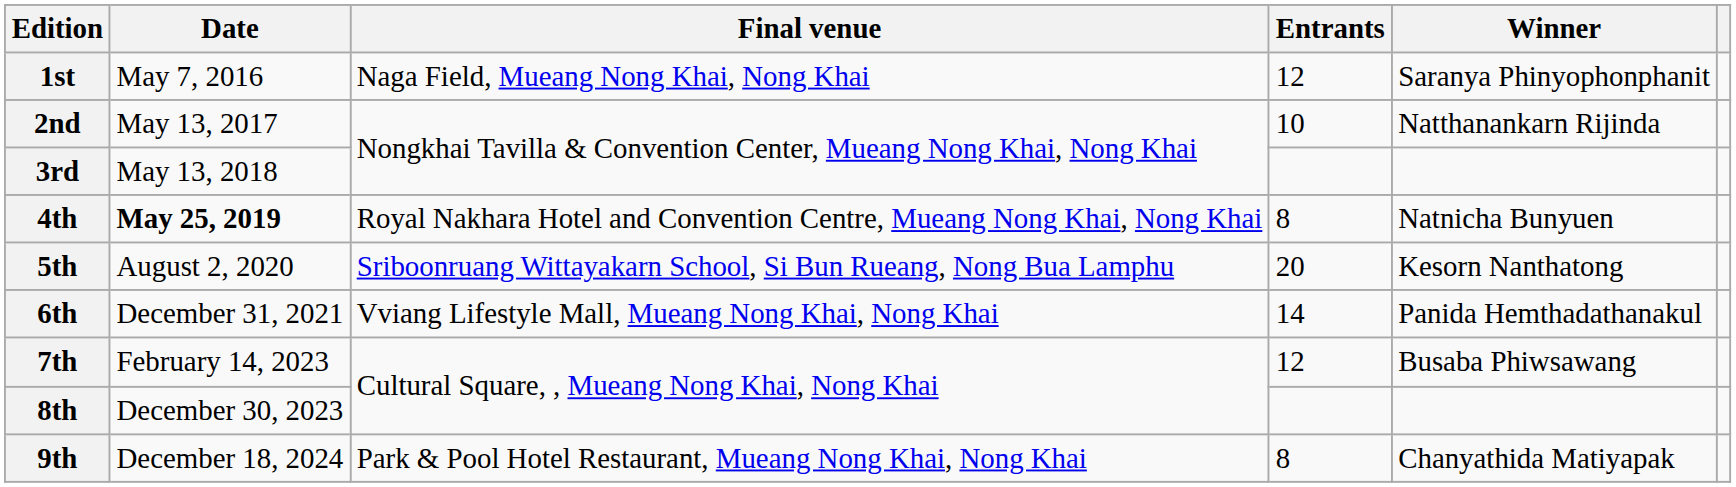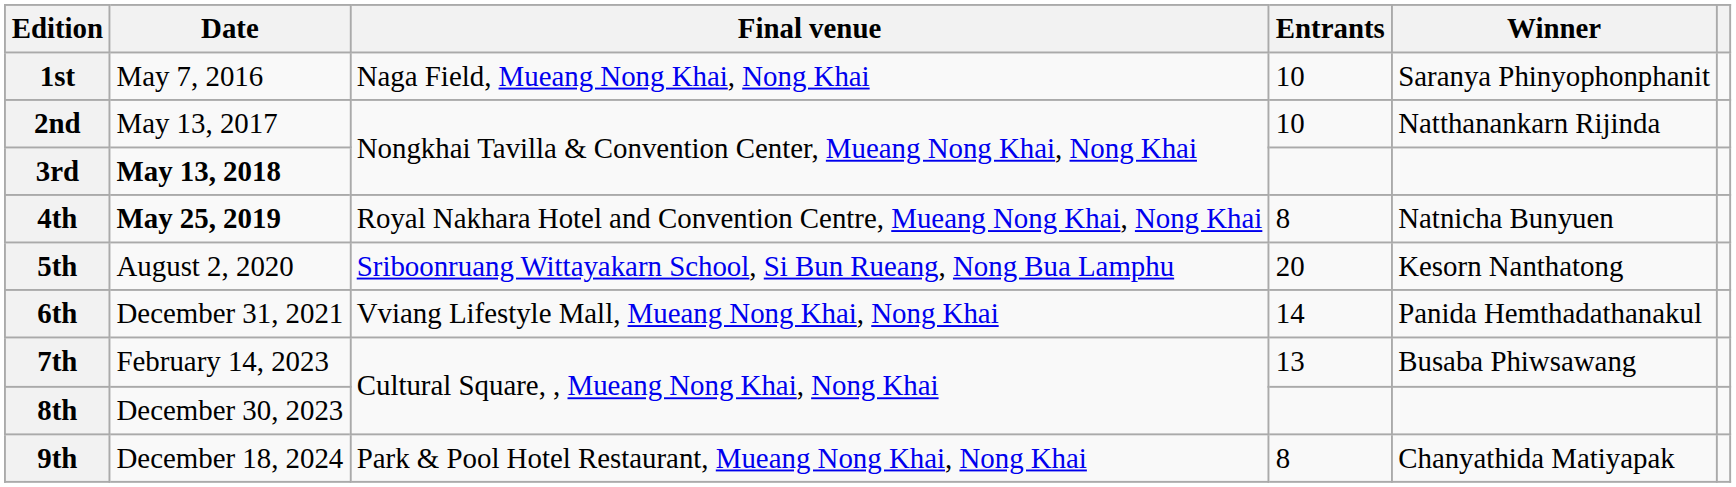(1290, 76) 12 -> (1290, 76) 10
(197, 171) normal -> (199, 171) bold
(1290, 361) 12 -> (1290, 361) 13
